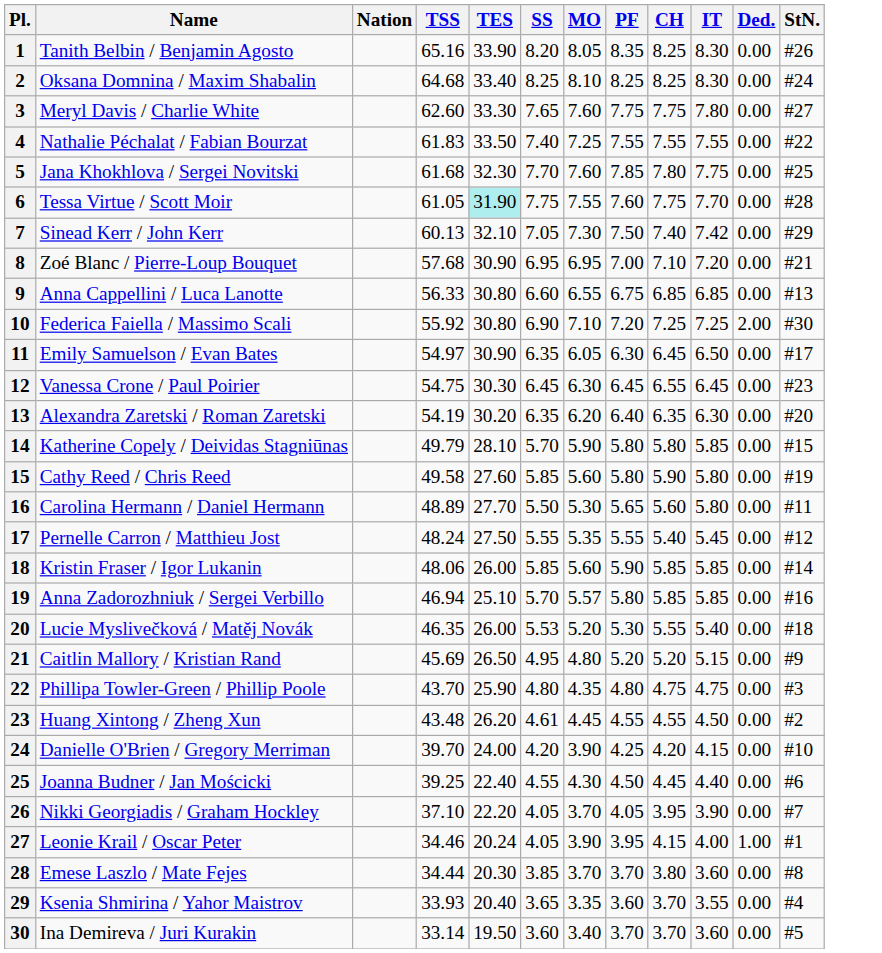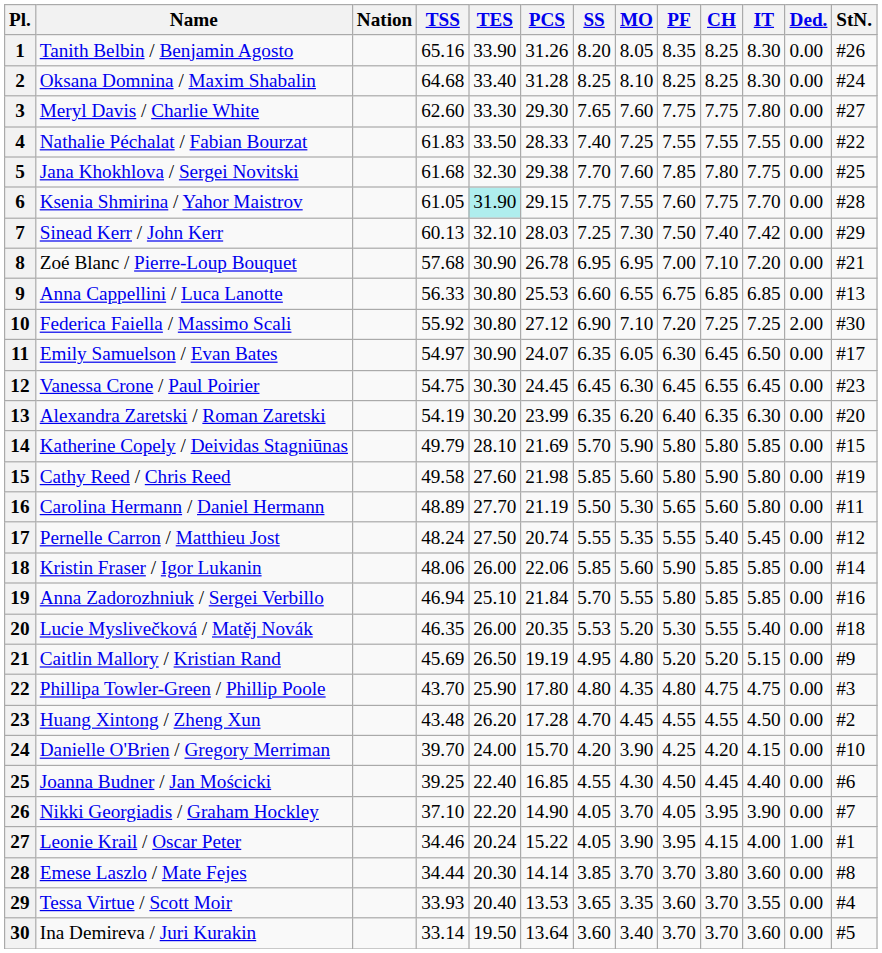+ column: (547, 19)
(136, 202) Tessa Virtue / Scott Moir -> (171, 202) Ksenia Shmirina / Yahor Maistrov
(542, 232) 7.05 -> (594, 232) 7.25
(584, 598) 5.57 -> (637, 598) 5.55
(542, 720) 4.61 -> (594, 720) 4.70
(171, 902) Ksenia Shmirina / Yahor Maistrov -> (136, 902) Tessa Virtue / Scott Moir
